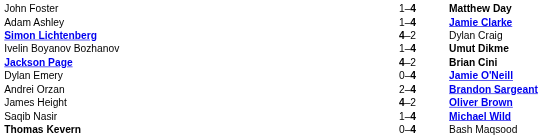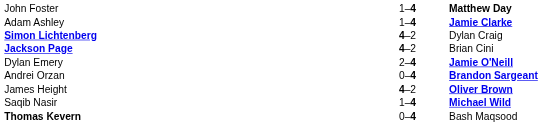- row: (62, 49)
(473, 62) bold -> (471, 49) normal
(407, 76) 0–4 -> (407, 62) 2–4
(407, 89) 2–4 -> (407, 76) 0–4
